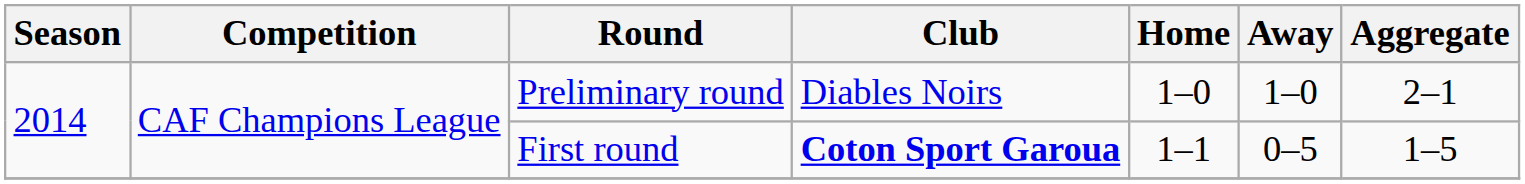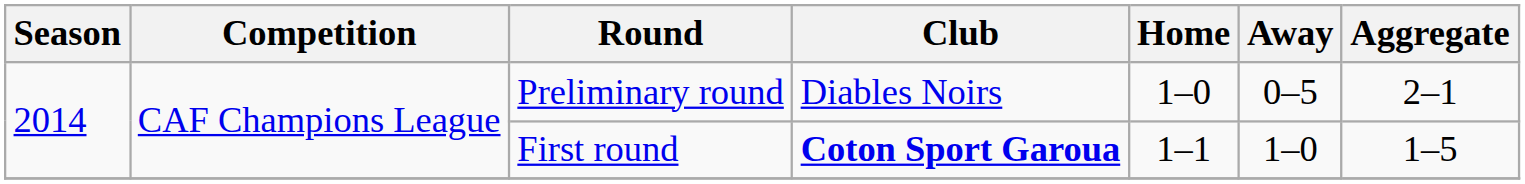(1290, 91) 1–0 -> (1290, 91) 0–5
(1290, 149) 0–5 -> (1290, 149) 1–0
